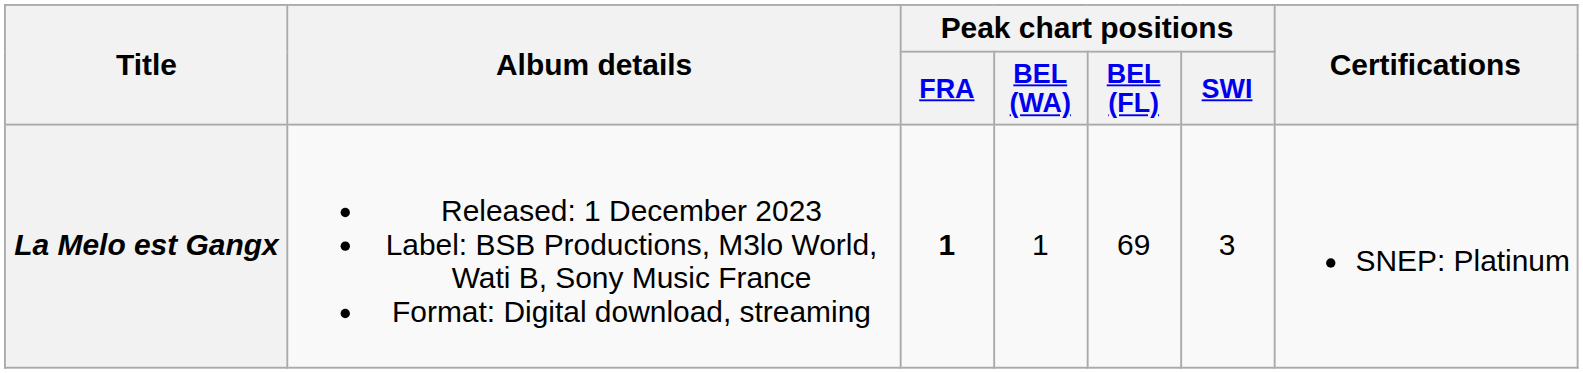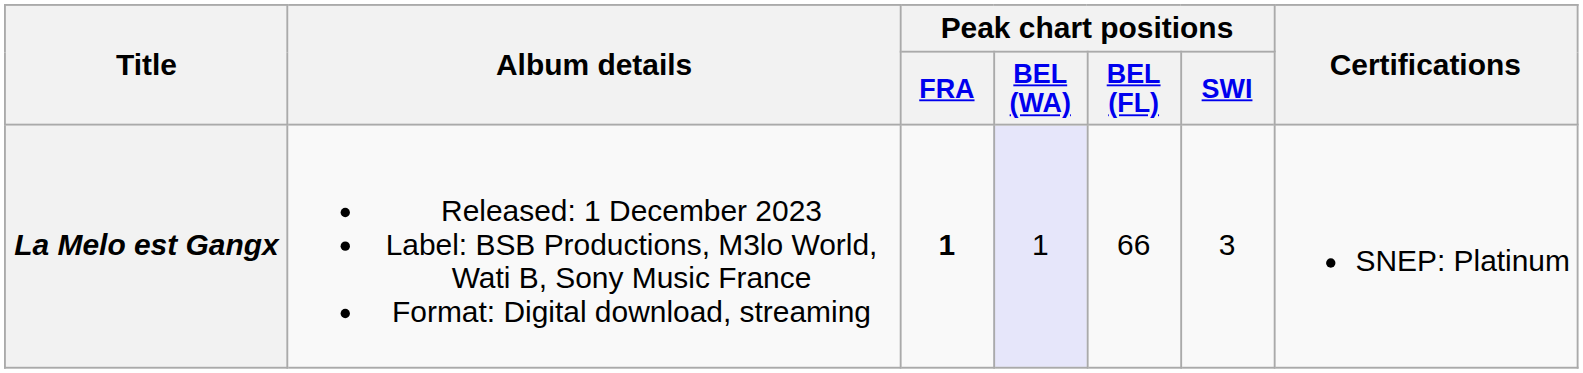(1040, 245) no background -> (1040, 245) lavender background
(1134, 245) 69 -> (1134, 245) 66
